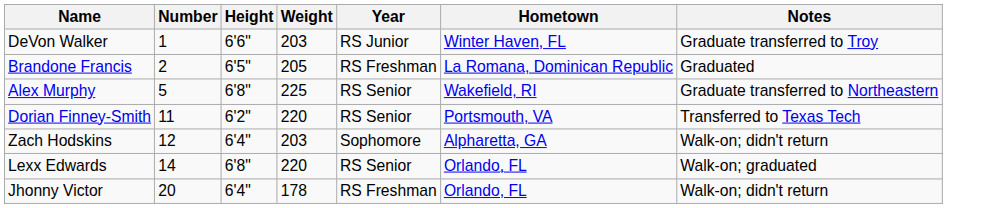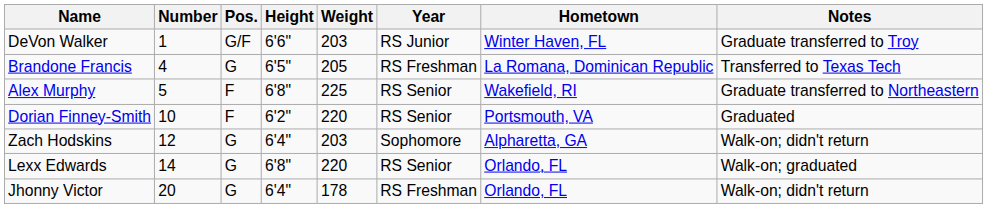+ column: (241, 16)
(163, 66) 2 -> (163, 66) 4
(717, 66) Graduated -> (811, 66) Transferred to Texas Tech
(166, 116) 11 -> (167, 116) 10
(770, 116) Transferred to Texas Tech -> (758, 116) Graduated
